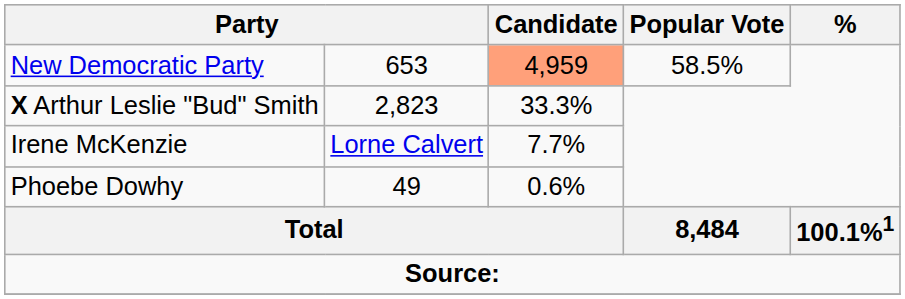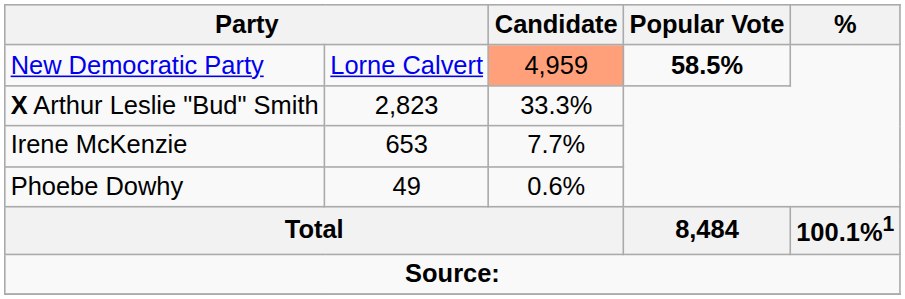(407, 65) 653 -> (407, 65) Lorne Calvert
(707, 65) normal -> (707, 65) bold
(407, 145) Lorne Calvert -> (407, 145) 653
